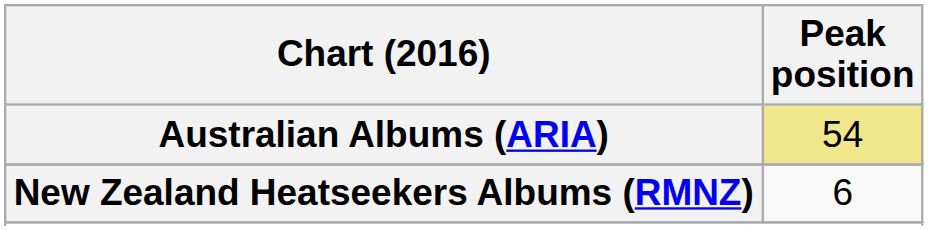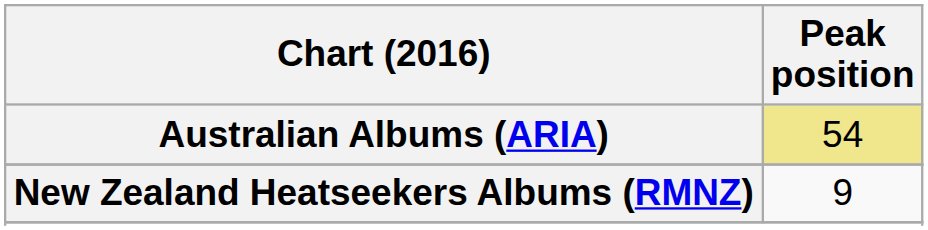(843, 192) 6 -> (843, 192) 9
